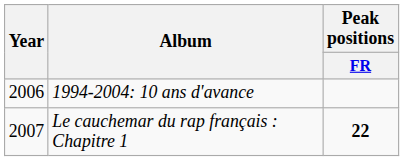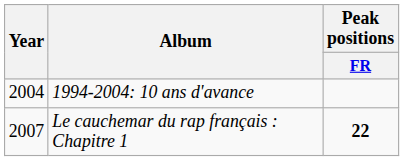(26, 93) 2006 -> (26, 93) 2004
